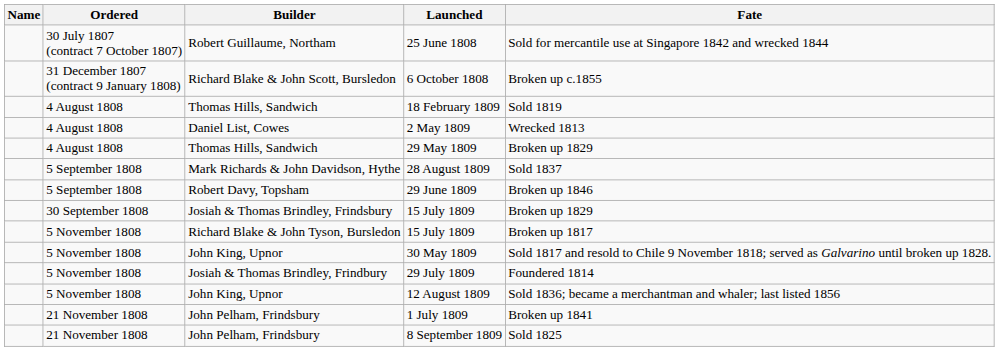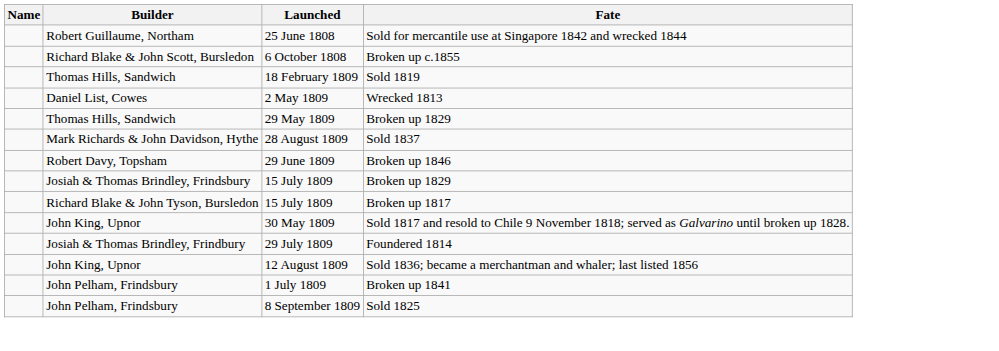- column: (114, 14)
